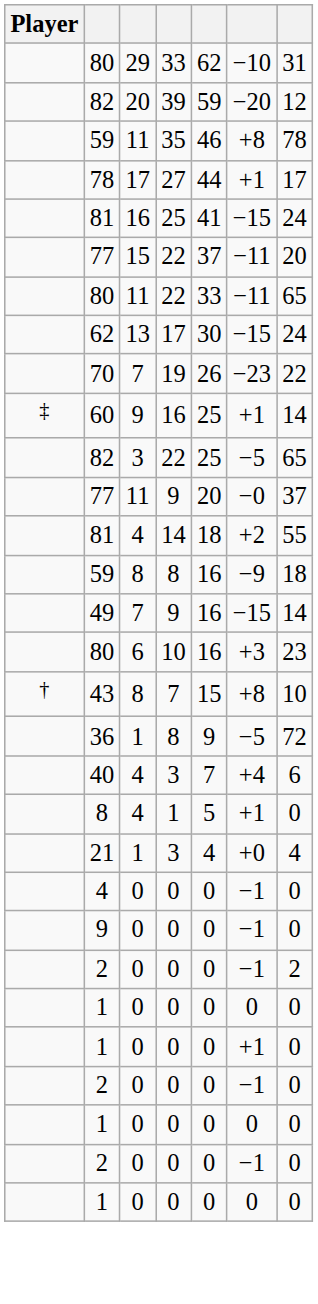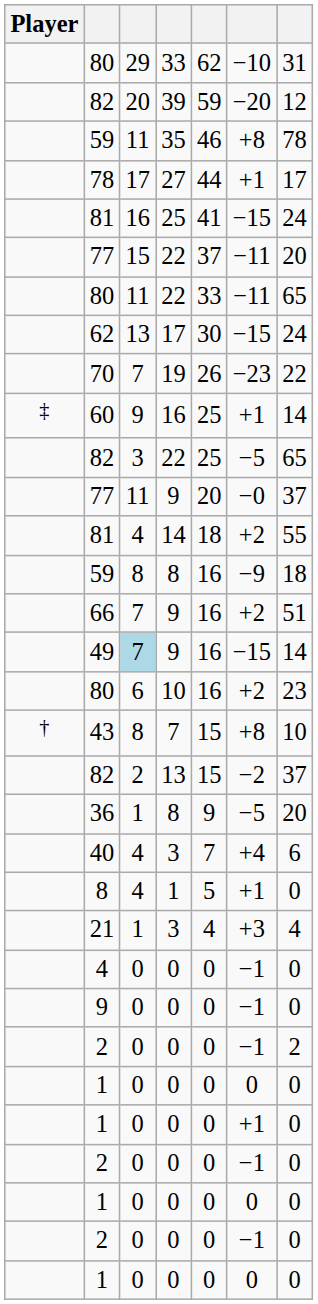+ row: (102, 612)
(138, 612) no background -> (138, 651) lightblue background
(252, 651) +3 -> (252, 690) +2
+ row: (102, 774)
(295, 735) 72 -> (295, 813) 20
(252, 852) +0 -> (252, 930) +3
